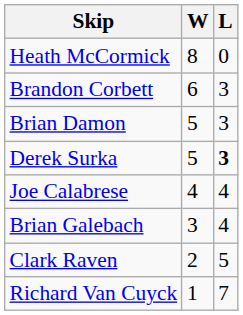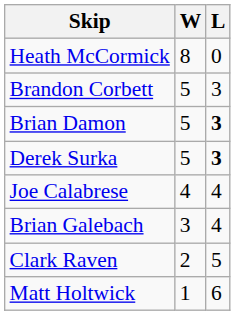(192, 89) 6 -> (185, 89) 5
(224, 123) normal -> (216, 123) bold
+ row: (72, 293)
- row: (93, 293)
